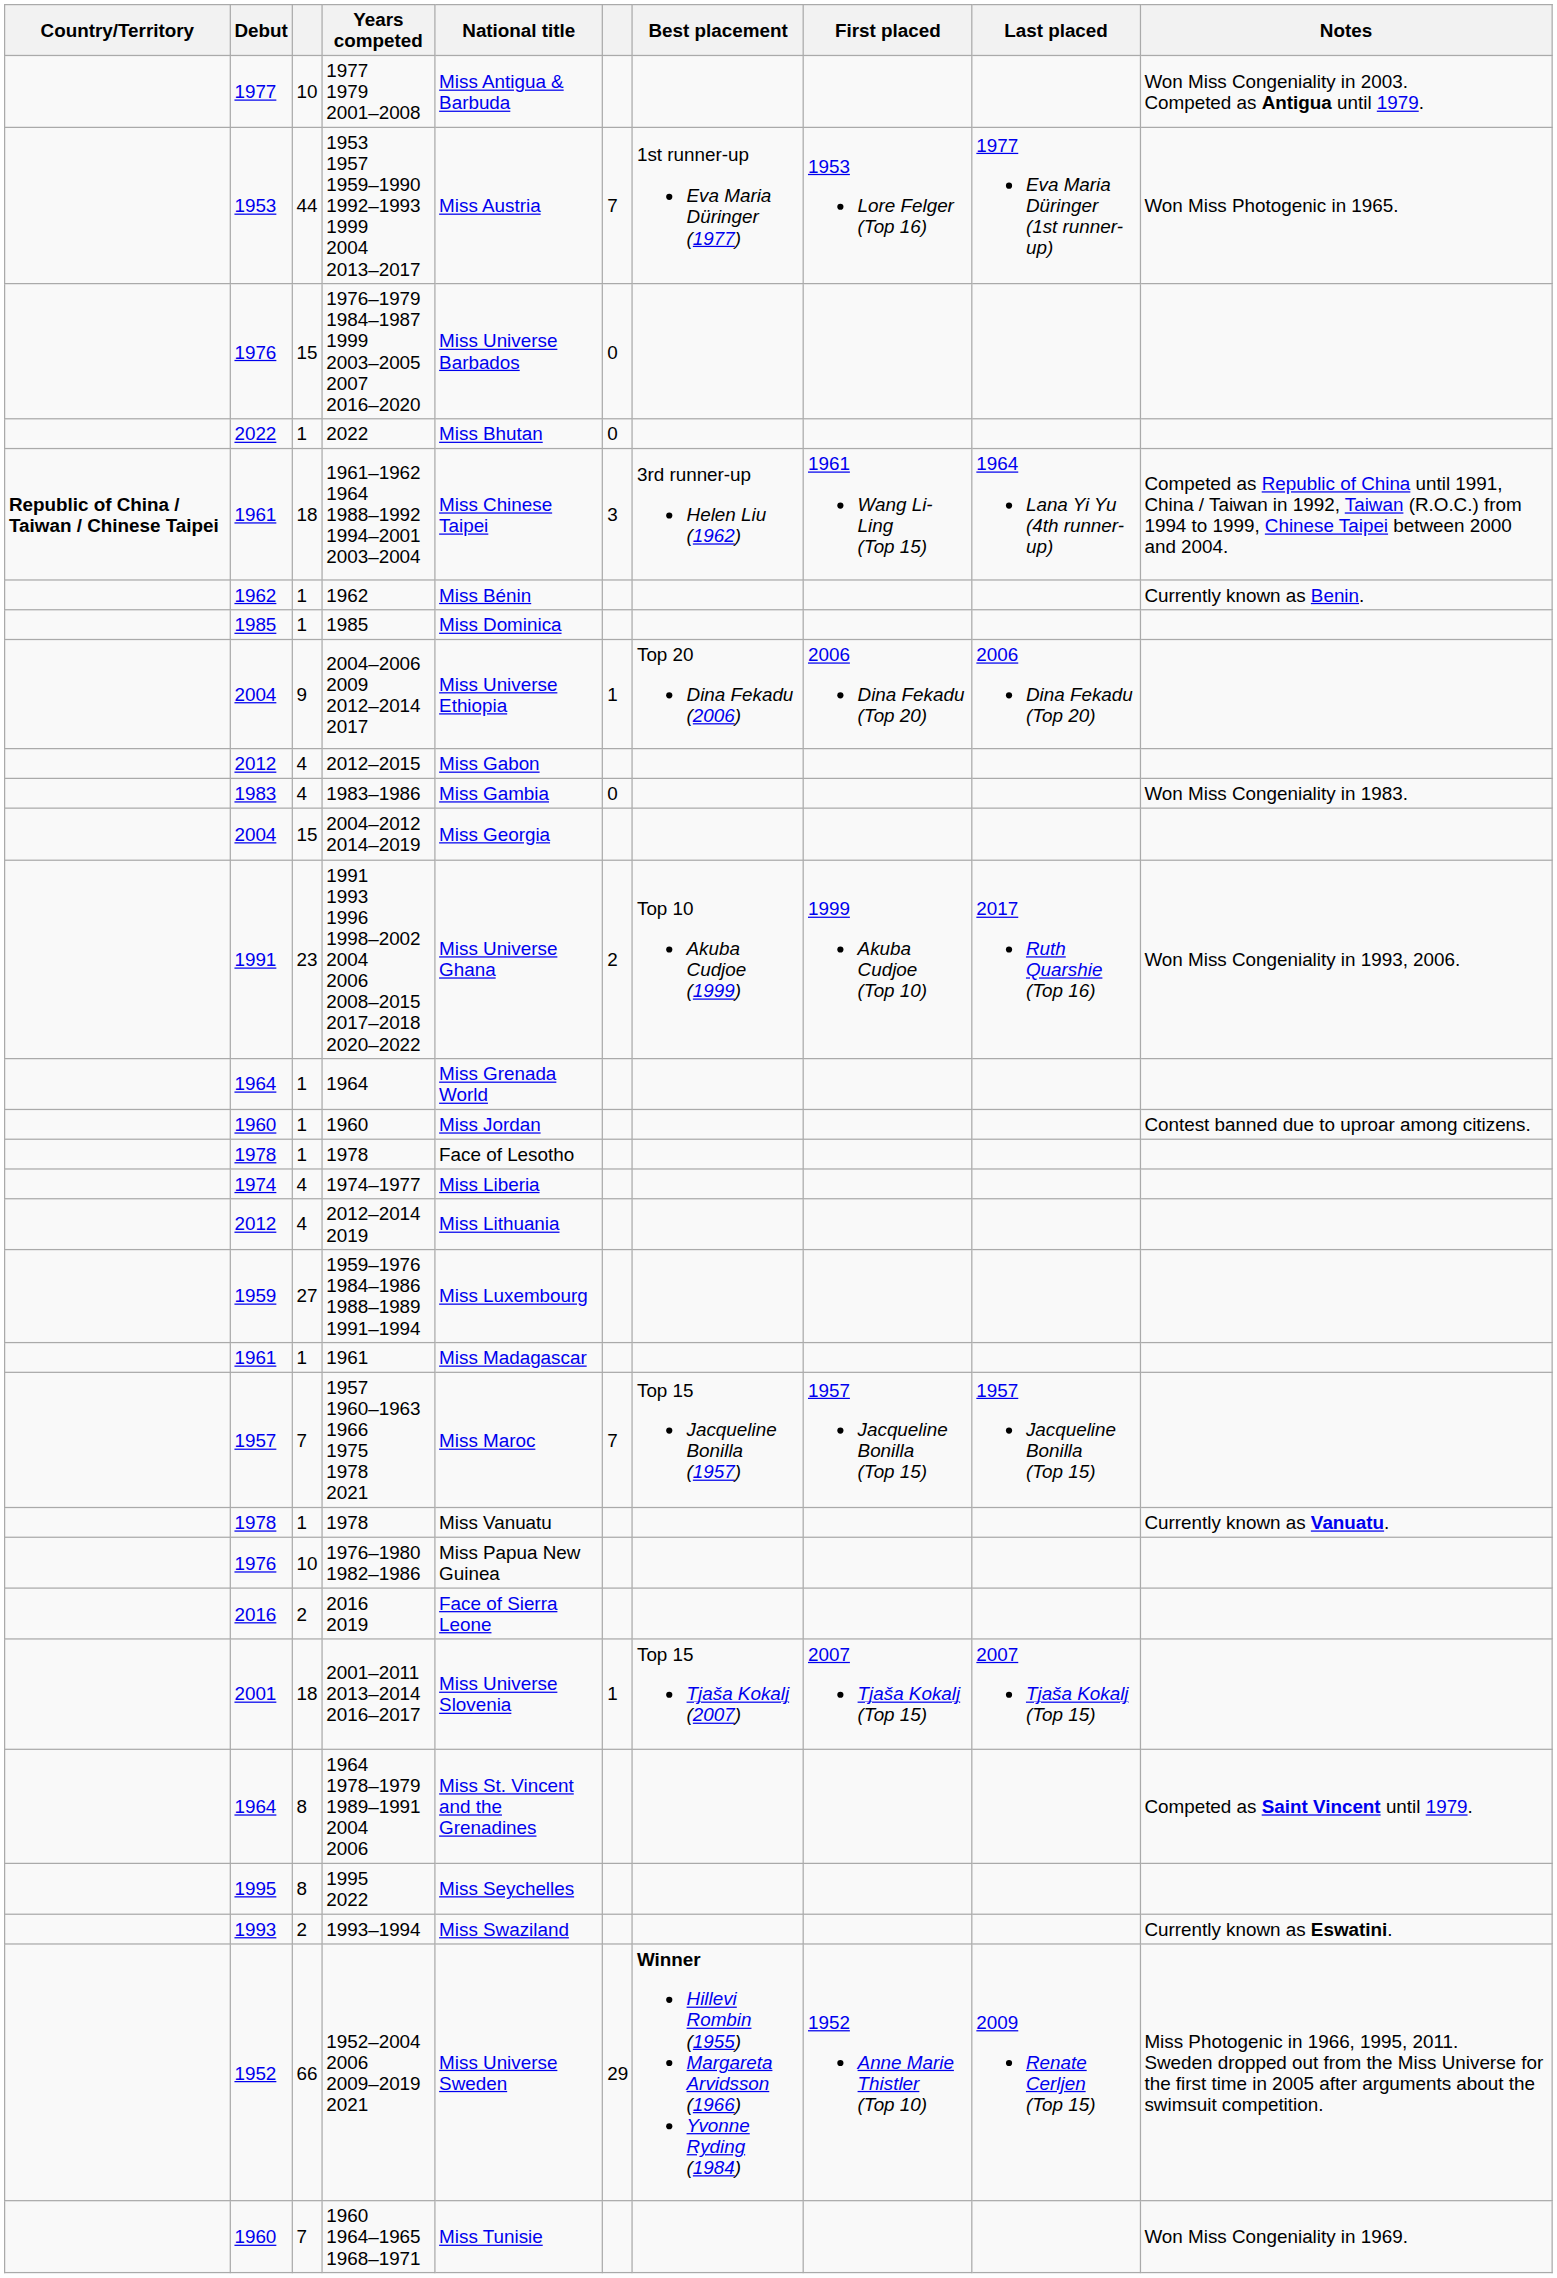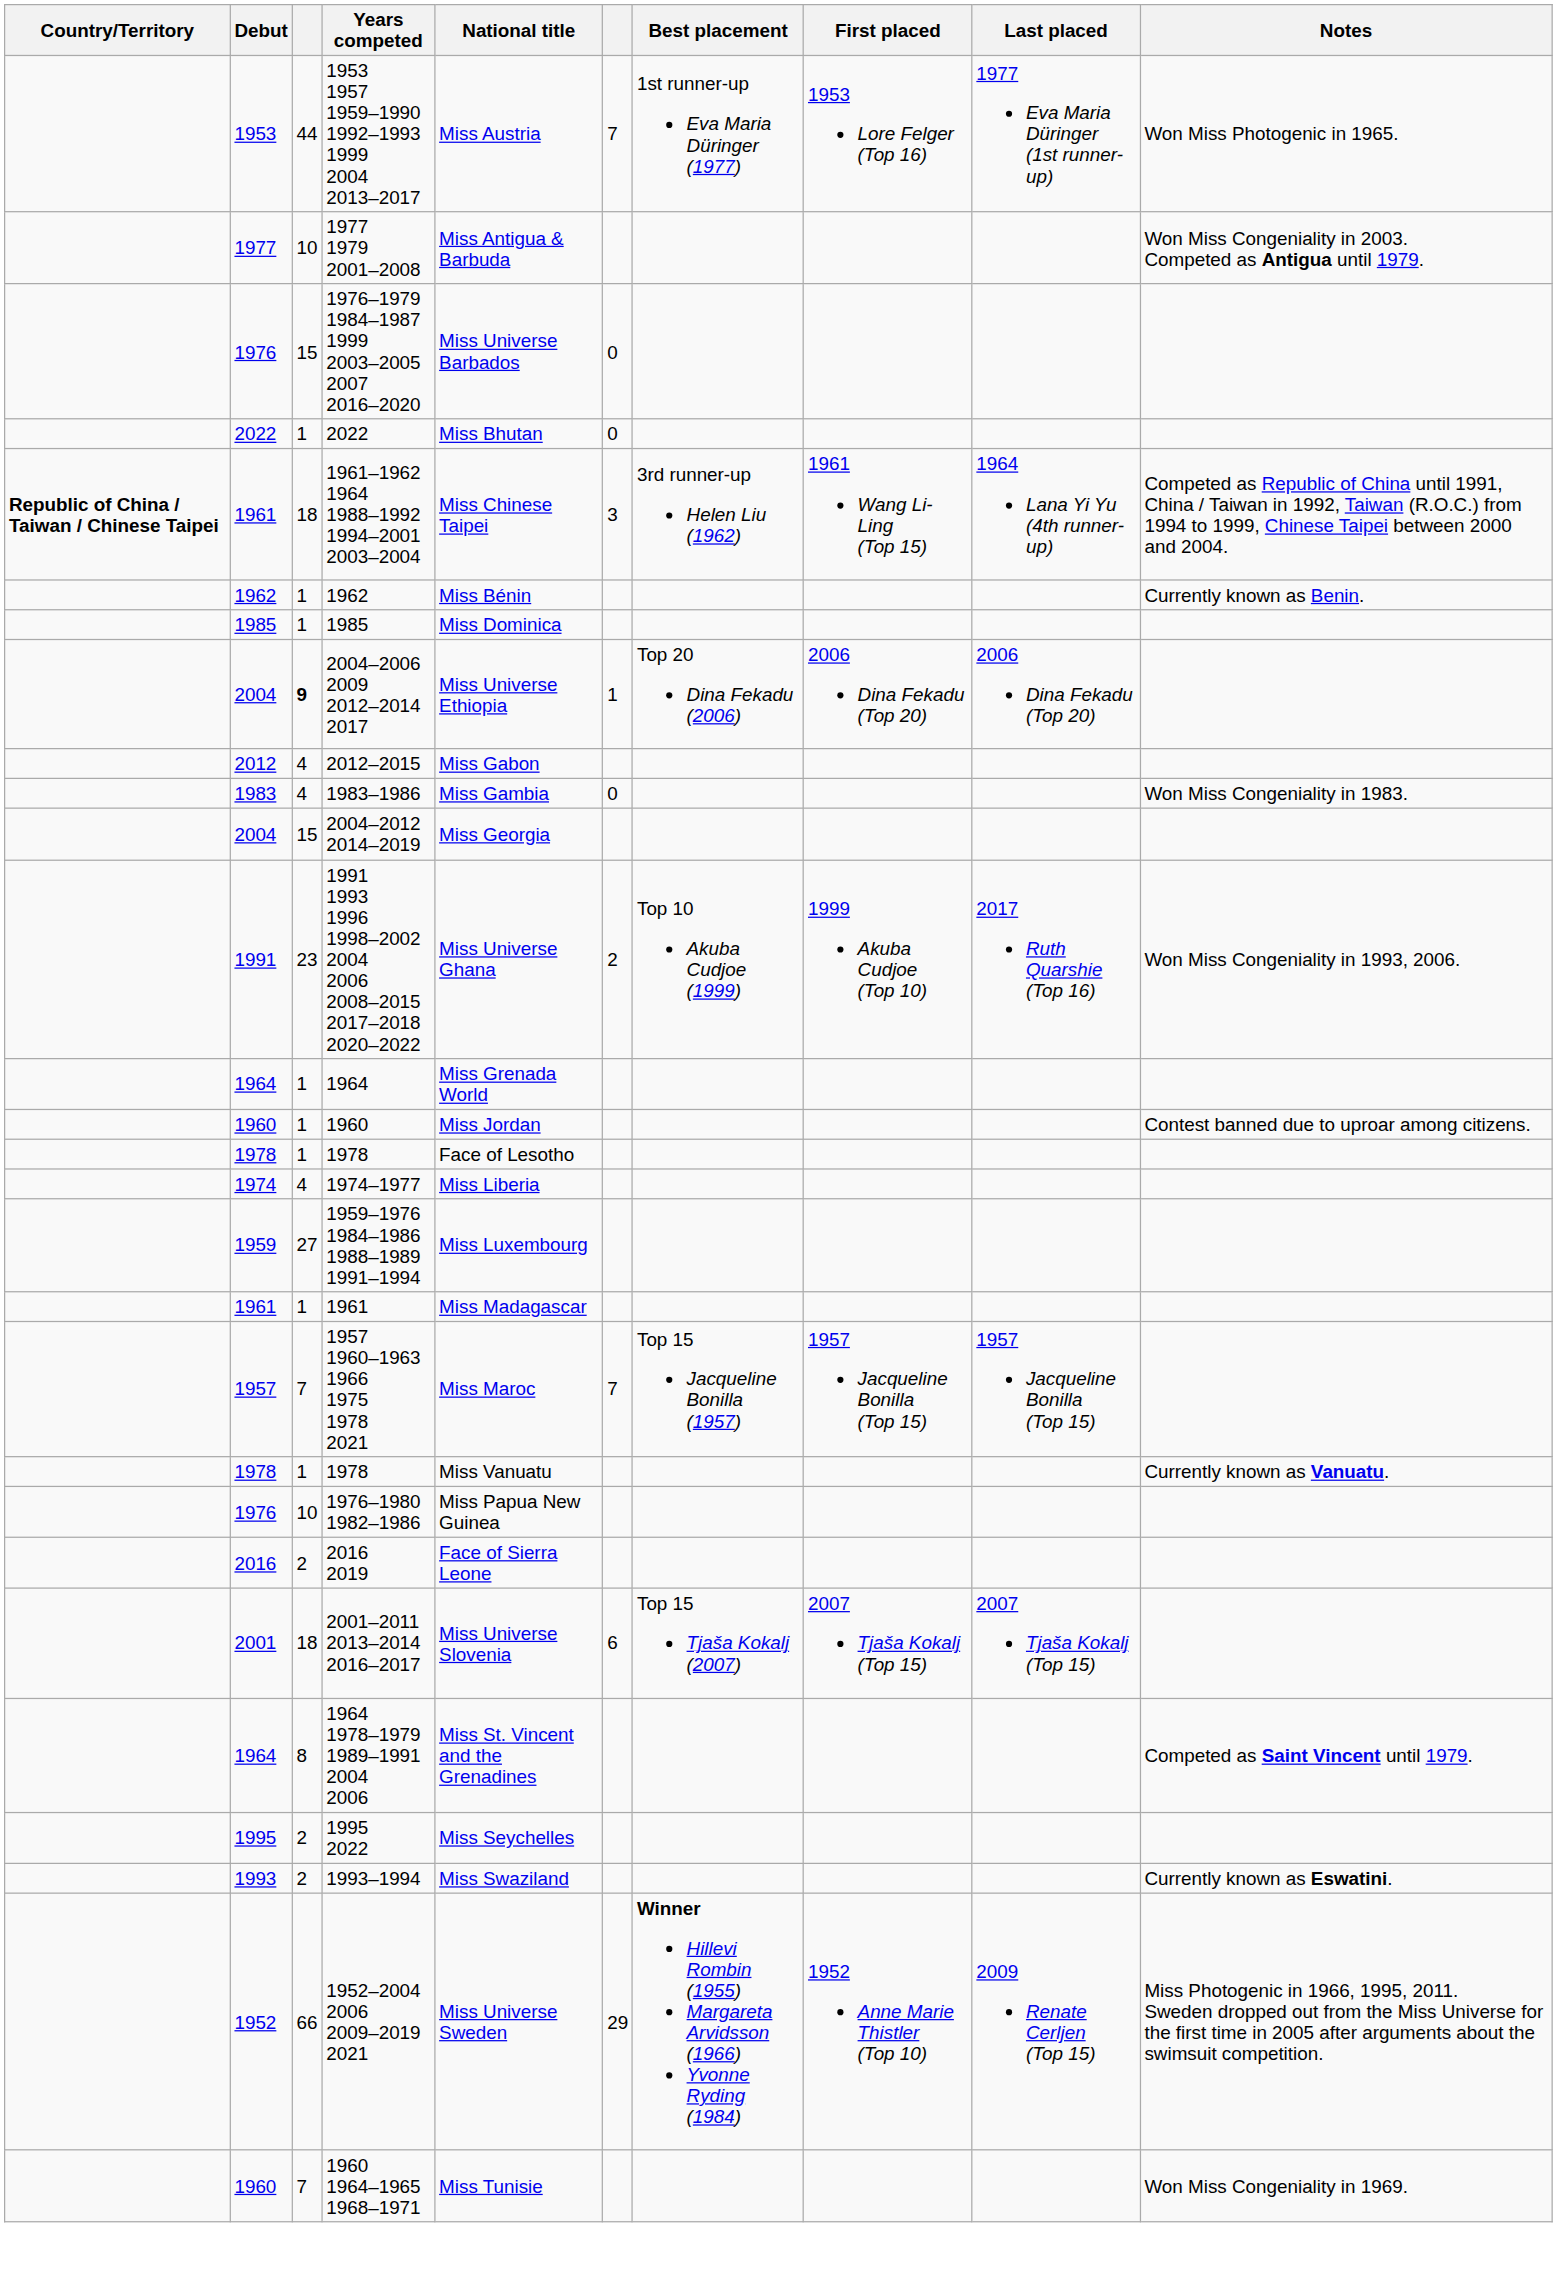rows swapped: (255, 92) <-> (255, 206)
(302, 694) normal -> (302, 694) bold
- row: (255, 1224)
(612, 1694) 1 -> (612, 1643) 6
(302, 1889) 8 -> (302, 1838) 2
